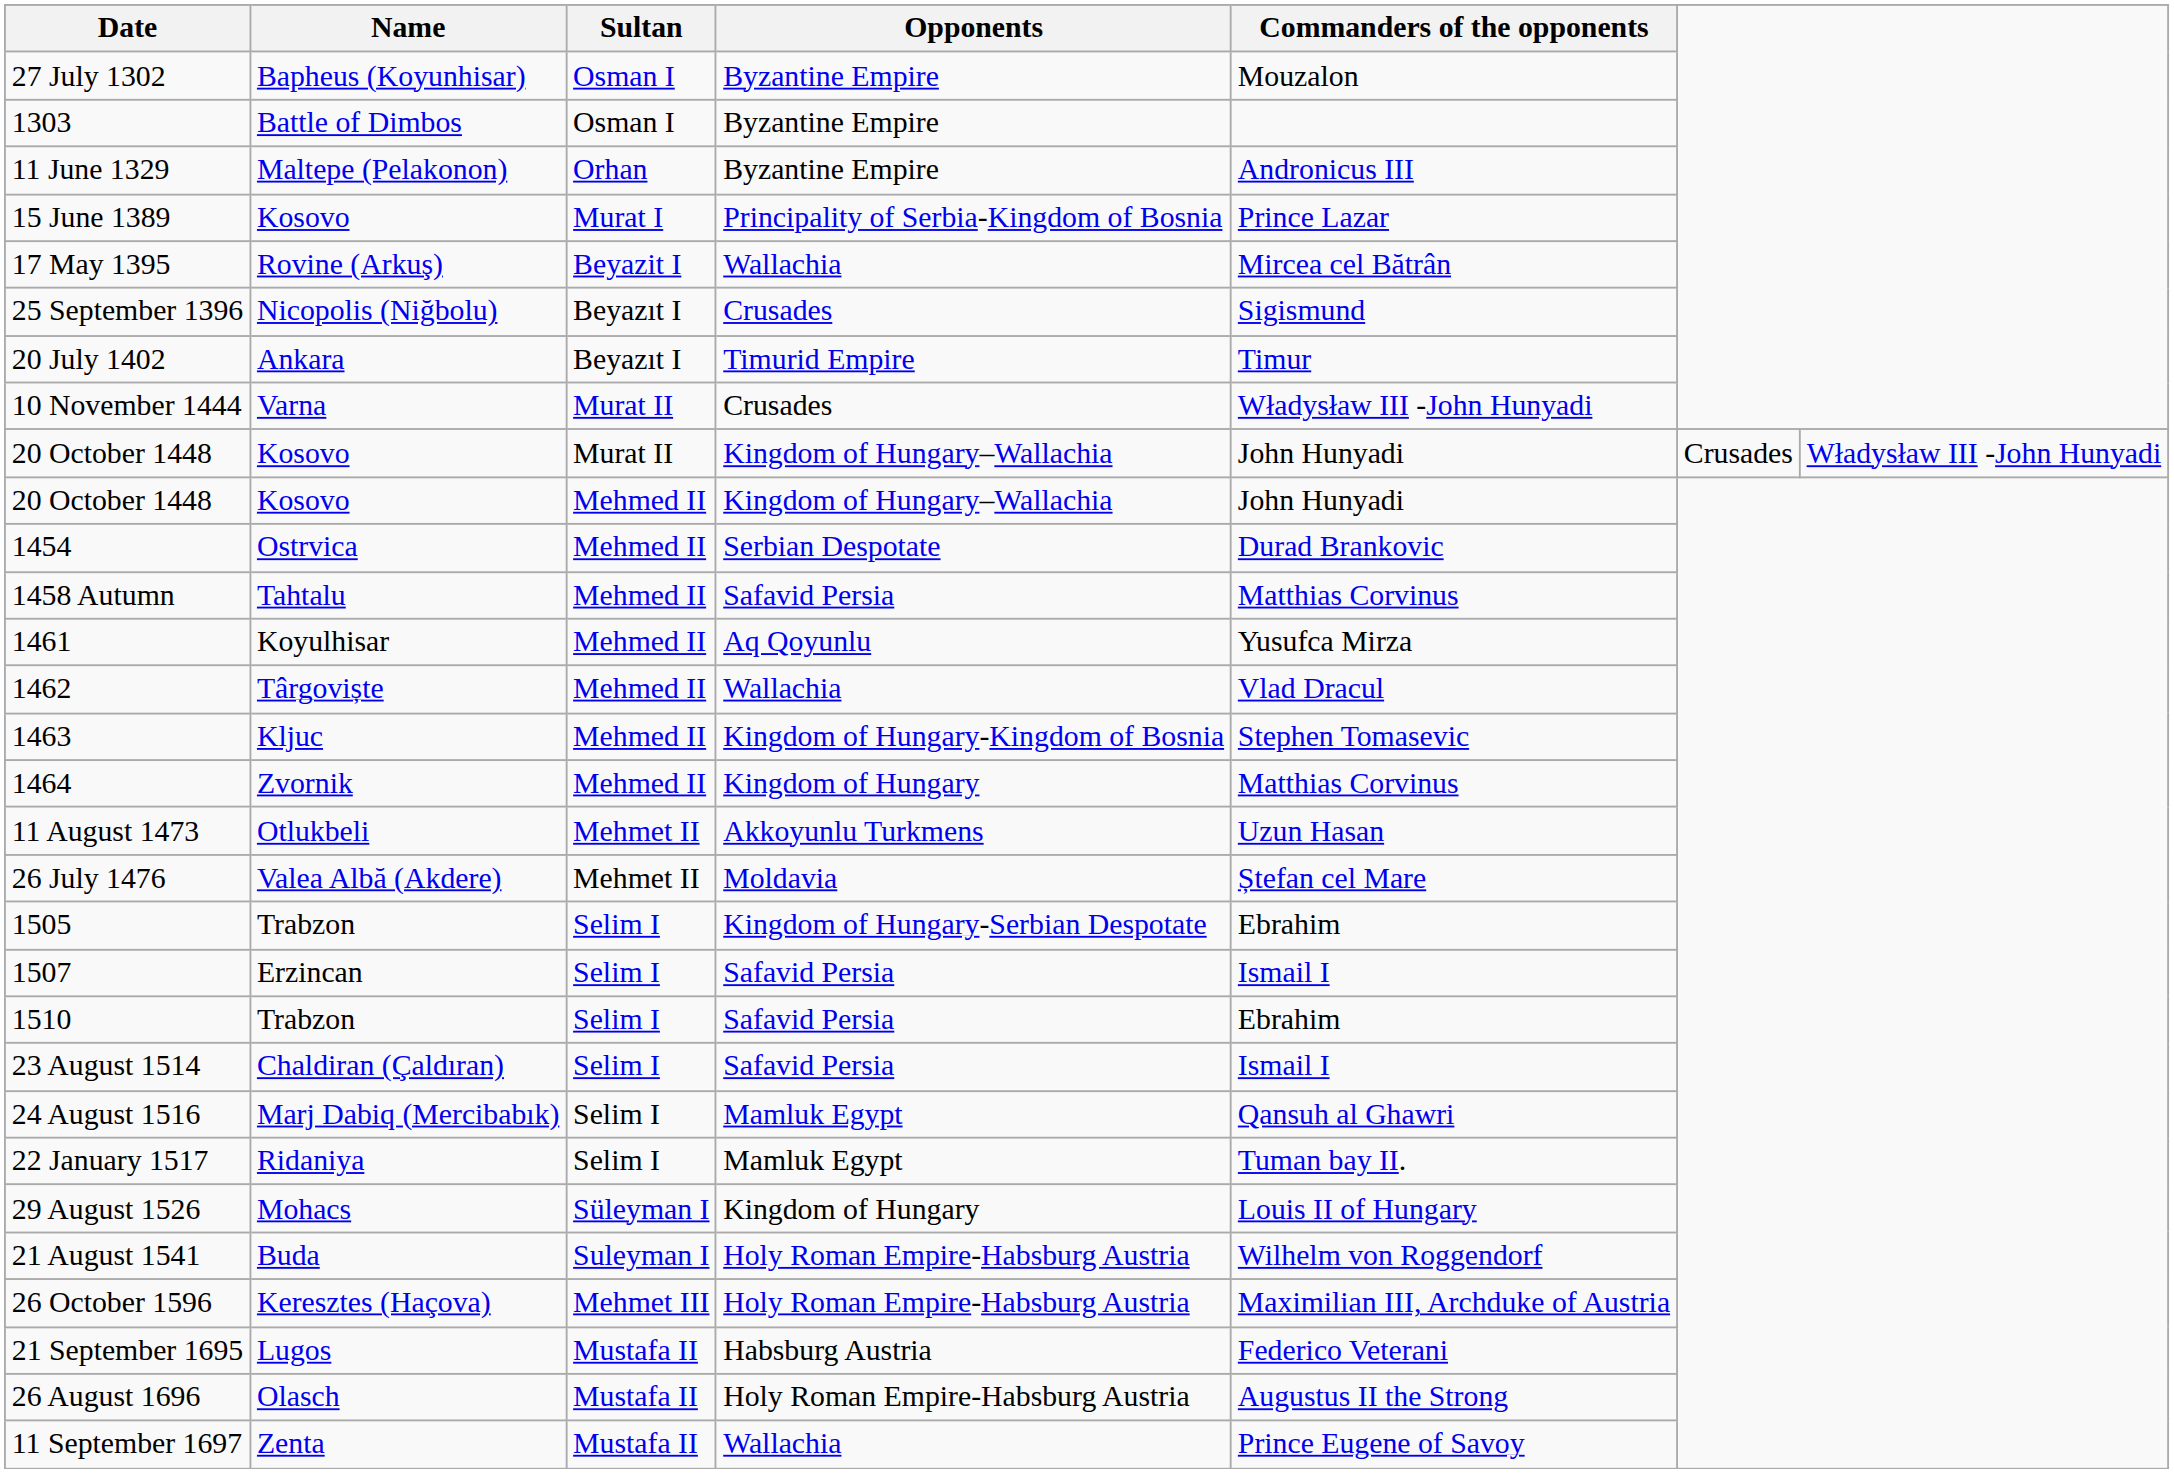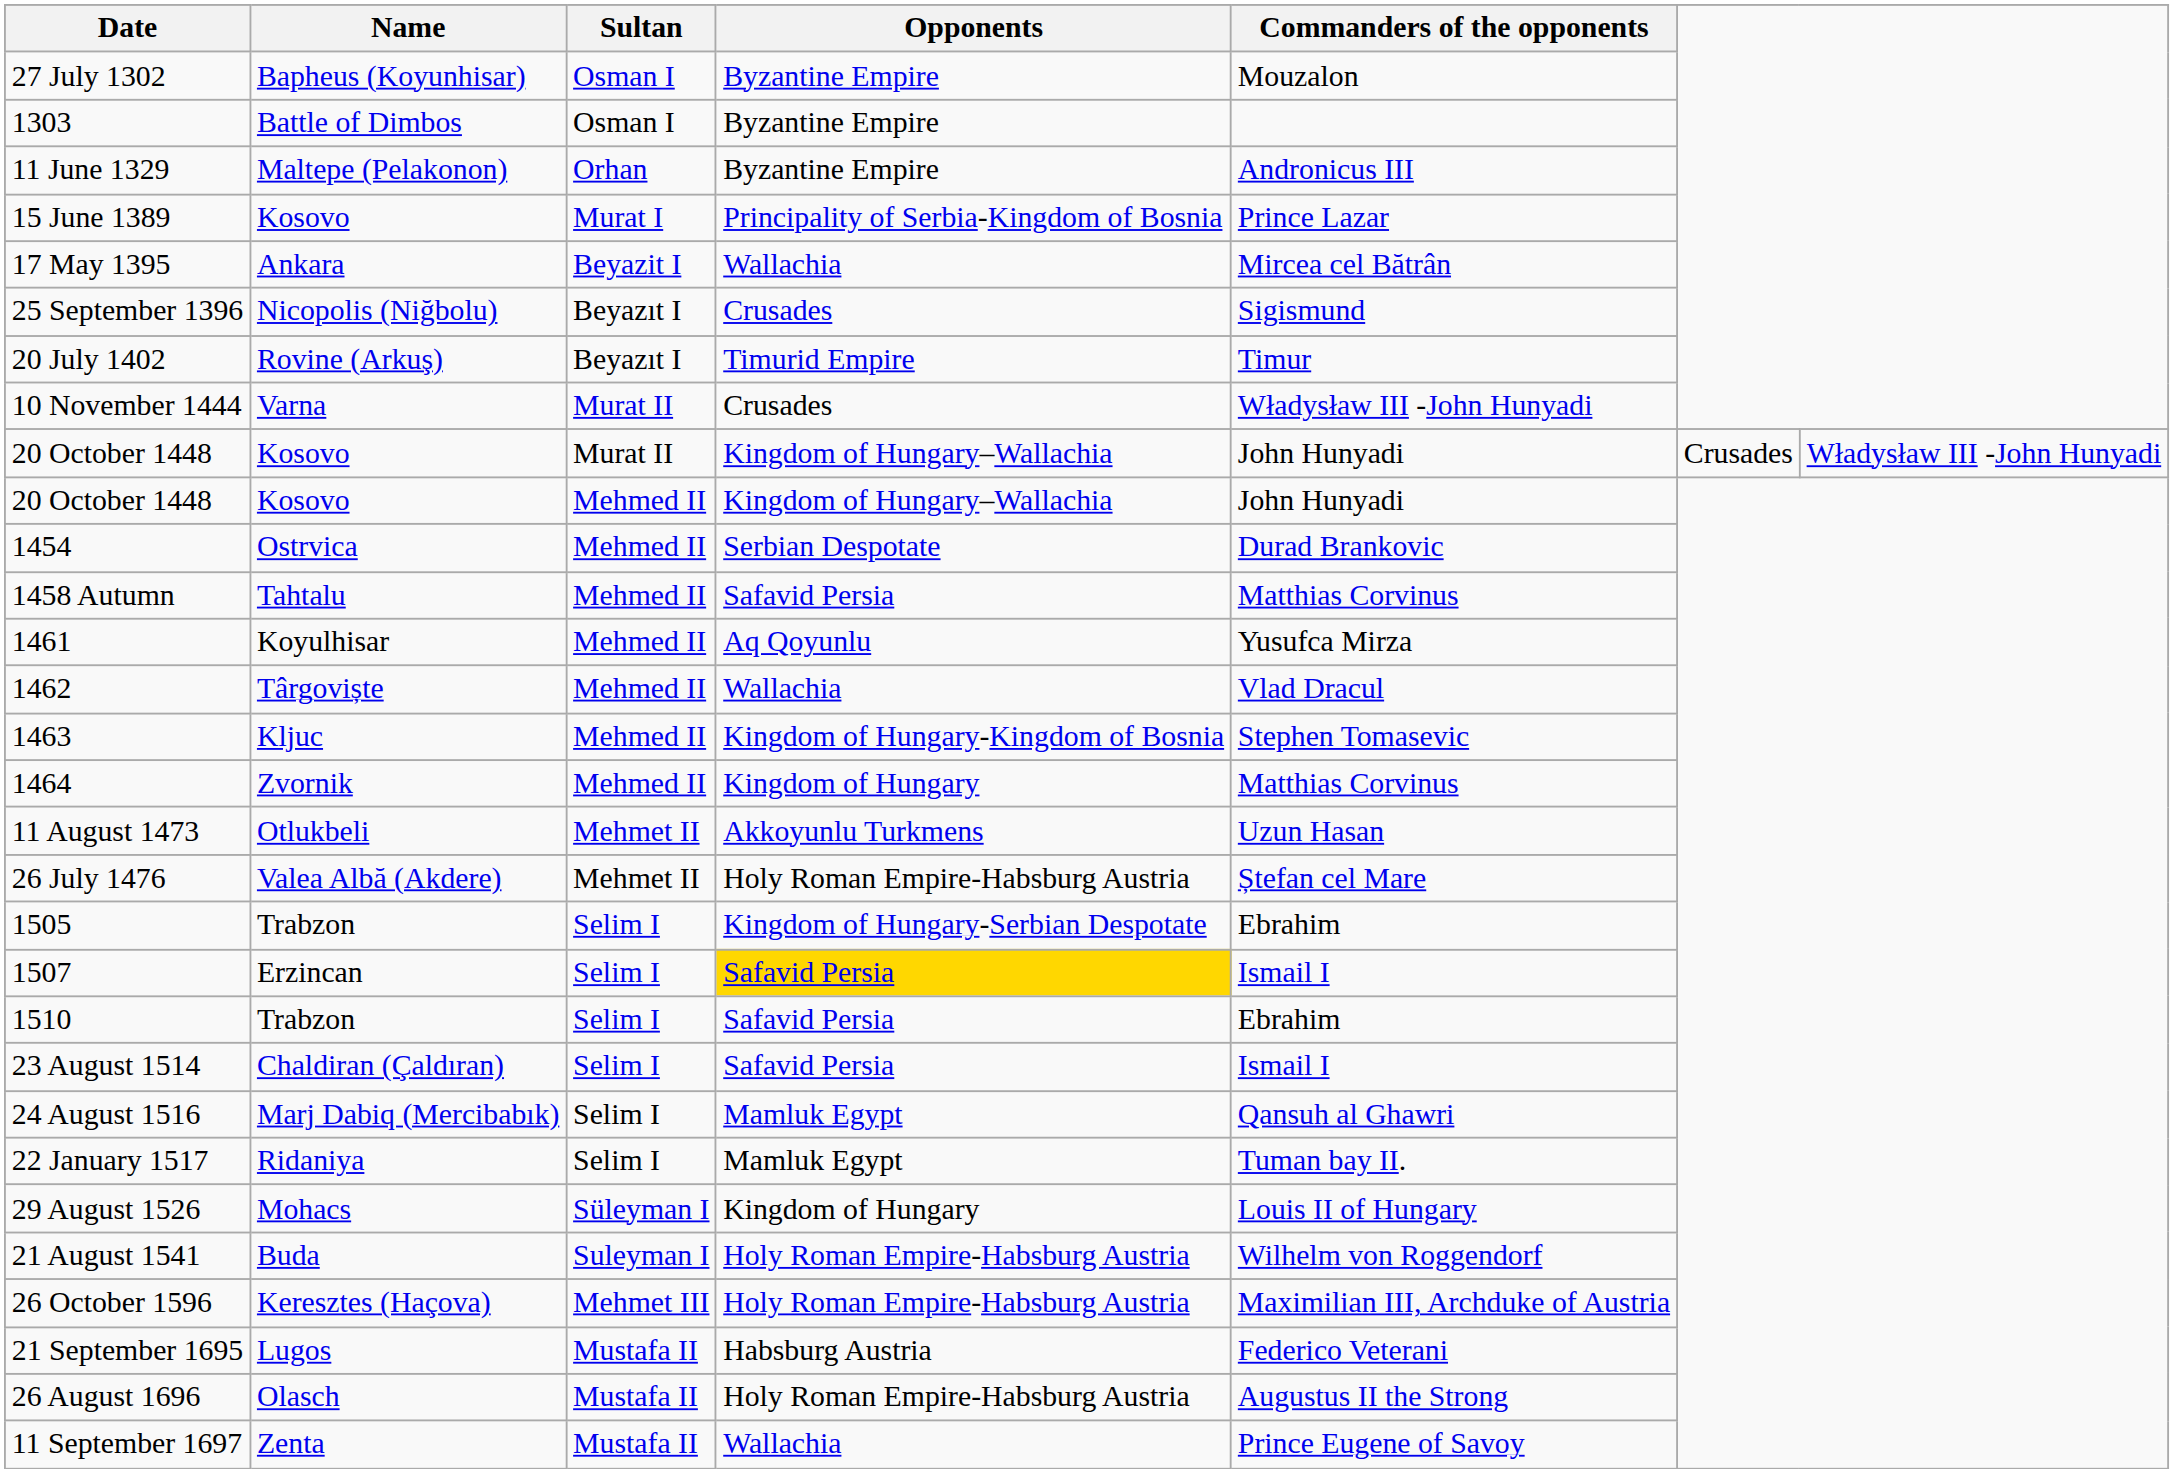(350, 264) Rovine (Arkuş) -> (301, 264) Ankara
(301, 358) Ankara -> (350, 358) Rovine (Arkuş)
(780, 877) Moldavia -> (956, 877) Holy Roman Empire-Habsburg Austria
(809, 972) no background -> (809, 972) gold background
